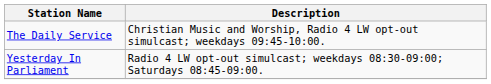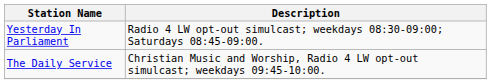rows swapped: (44, 64) <-> (59, 35)
